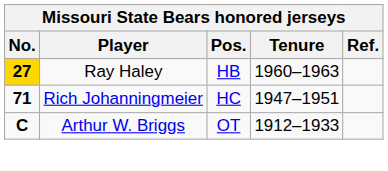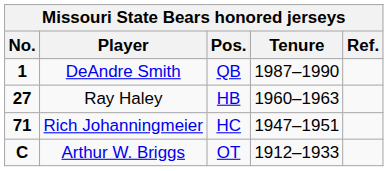+ row: (123, 71)
(22, 71) gold background -> (22, 98) no background
